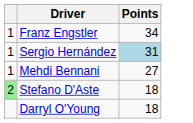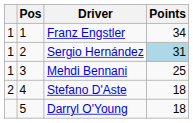+ column: (30, 14)
(152, 71) 27 -> (179, 71) 25
(11, 90) lightgreen background -> (11, 90) no background
